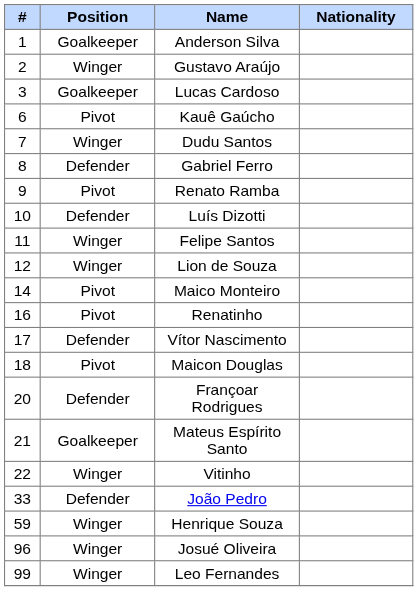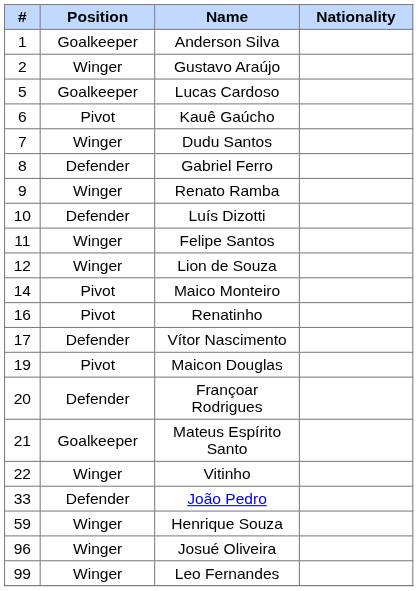(22, 91) 3 -> (22, 91) 5
(98, 191) Pivot -> (98, 191) Winger
(22, 365) 18 -> (22, 365) 19
